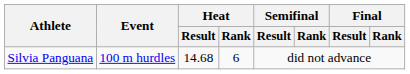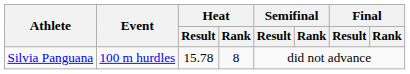(198, 58) 14.68 -> (198, 58) 15.78
(236, 58) 6 -> (236, 58) 8
